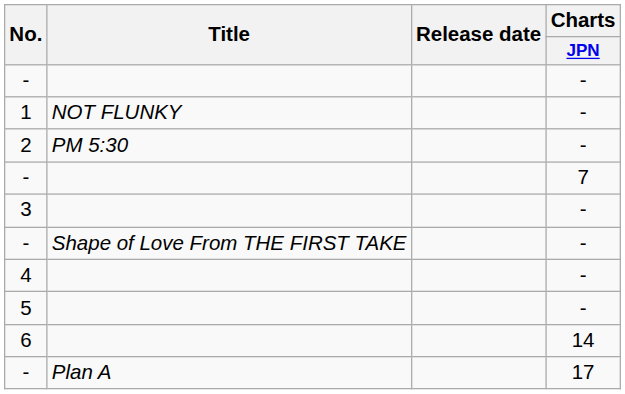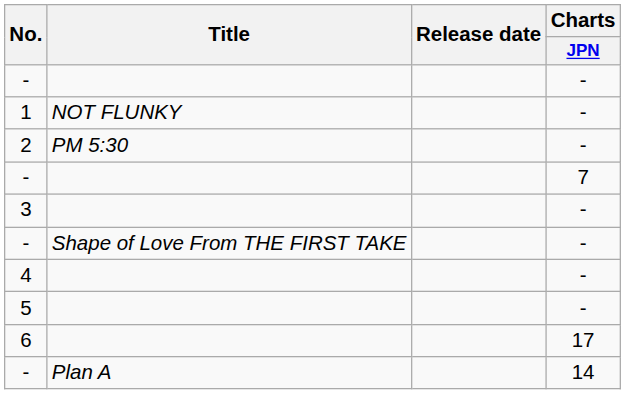(583, 340) 14 -> (583, 340) 17
(583, 372) 17 -> (583, 372) 14
